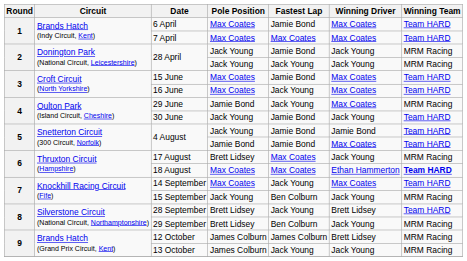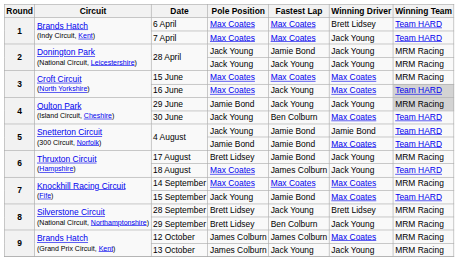(293, 24) Jamie Bond -> (293, 24) Max Coates
(354, 24) Max Coates -> (354, 24) Brett Lidsey
(354, 37) Max Coates -> (353, 37) Jack Young
(293, 77) Jamie Bond -> (293, 77) Max Coates
(427, 77) Team HARD -> (420, 77) MRM Racing
(427, 90) no background -> (419, 90) lightgrey background
(354, 104) Max Coates -> (353, 104) Jack Young
(428, 104) no background -> (420, 104) lightgrey background
(293, 117) Jamie Bond -> (294, 117) Ben Colburn
(353, 117) Jack Young -> (354, 117) Max Coates
(293, 157) Max Coates -> (293, 157) Jamie Bond
(293, 170) Max Coates -> (299, 170) James Colburn
(365, 170) Ethan Hammerton -> (353, 170) Jack Young
(428, 170) bold -> (419, 170) normal
(292, 183) Jack Young -> (293, 183) Max Coates
(427, 183) Team HARD -> (420, 183) MRM Racing
(294, 197) Ben Colburn -> (293, 197) Jamie Bond
(353, 197) Jack Young -> (354, 197) Max Coates
(428, 197) MRM Racing -> (419, 197) Team HARD
(427, 210) Team HARD -> (420, 210) MRM Racing
(354, 237) Brett Lidsey -> (354, 237) Max Coates
